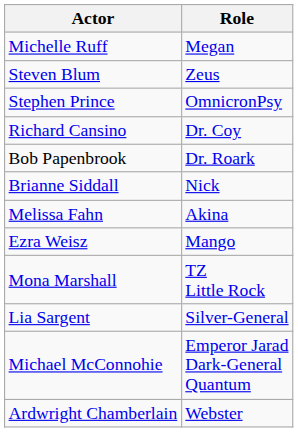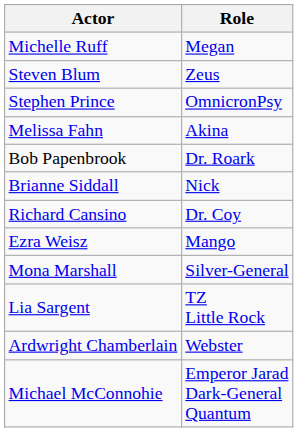rows swapped: (68, 130) <-> (56, 213)
(225, 279) TZ Little Rock -> (237, 269) Silver-General
(237, 317) Silver-General -> (225, 307) TZ Little Rock
rows swapped: (93, 412) <-> (86, 365)
